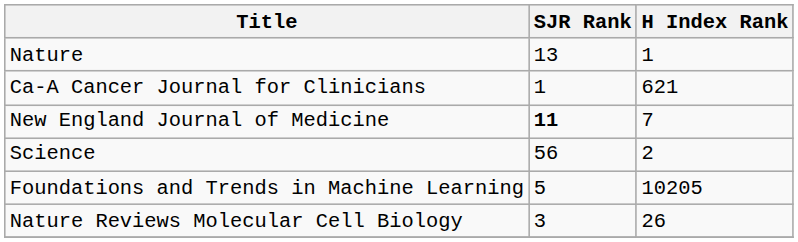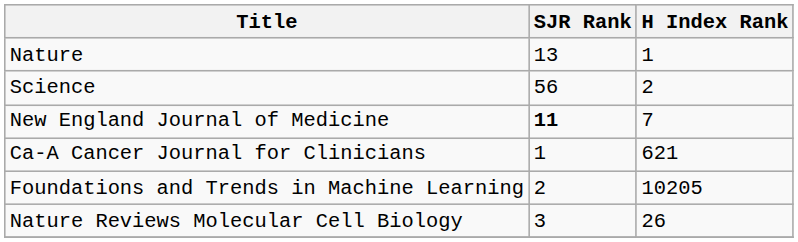rows swapped: (53, 154) <-> (218, 88)
(540, 188) 5 -> (540, 188) 2
